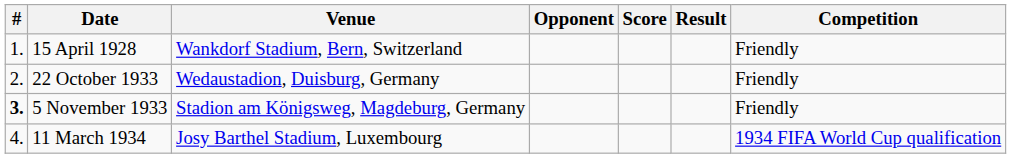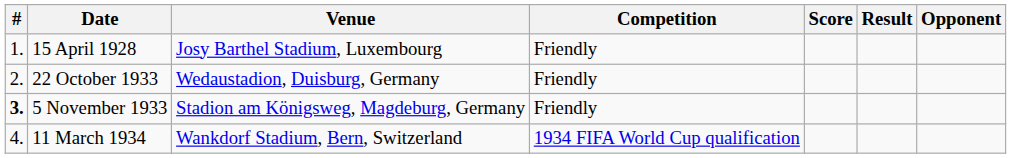columns swapped: (574, 19) <-> (868, 19)
(319, 49) Wankdorf Stadium, Bern, Switzerland -> (309, 49) Josy Barthel Stadium, Luxembourg
(309, 138) Josy Barthel Stadium, Luxembourg -> (319, 138) Wankdorf Stadium, Bern, Switzerland
